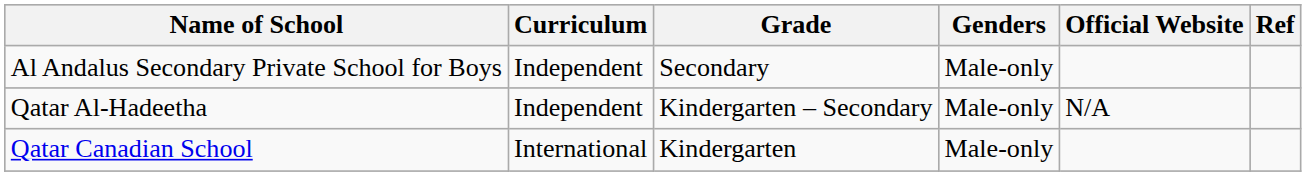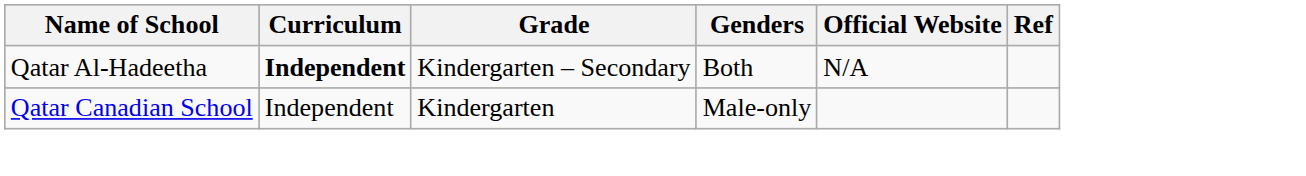- row: (256, 66)
(578, 107) normal -> (335, 66) bold
(999, 107) Male-only -> (728, 66) Both
(581, 149) International -> (329, 107) Independent
